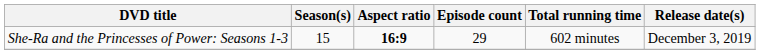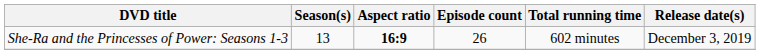(323, 37) 15 -> (323, 37) 13
(479, 37) 29 -> (479, 37) 26
